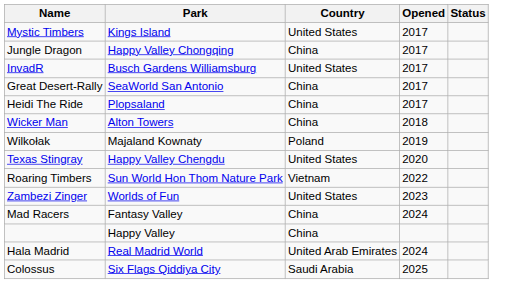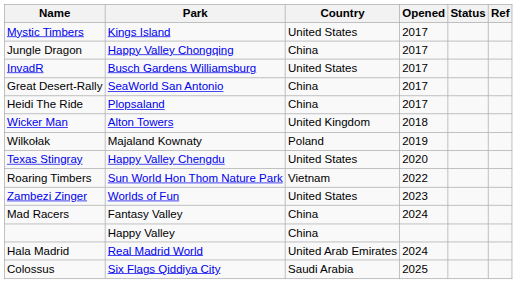+ column: (500, 13)
(303, 123) China -> (329, 123) United Kingdom
